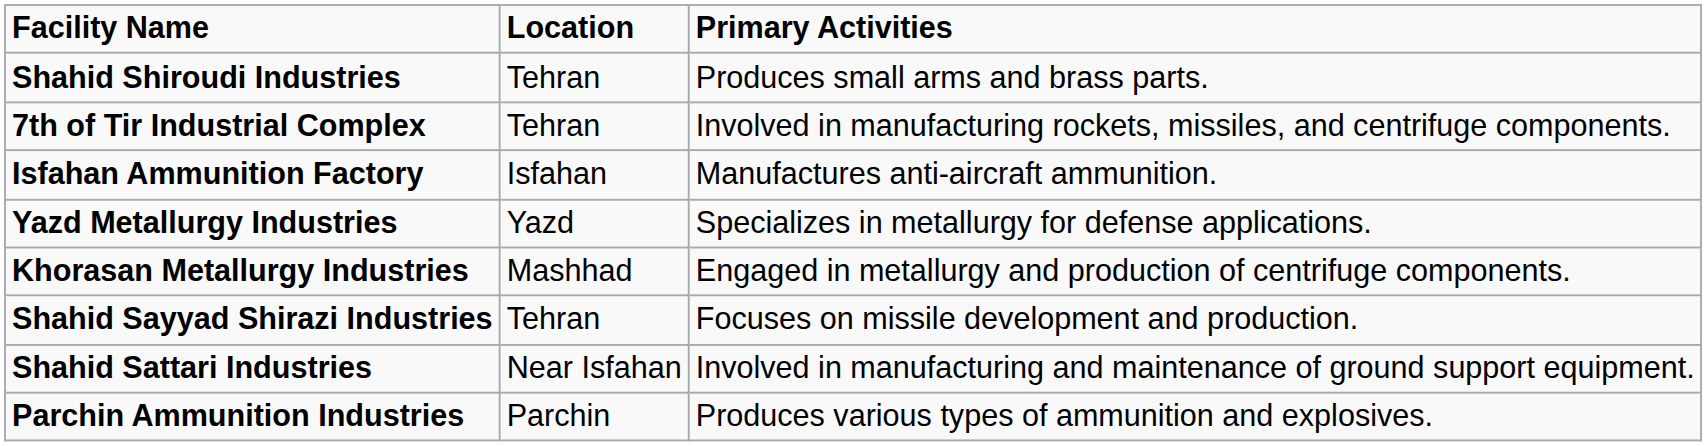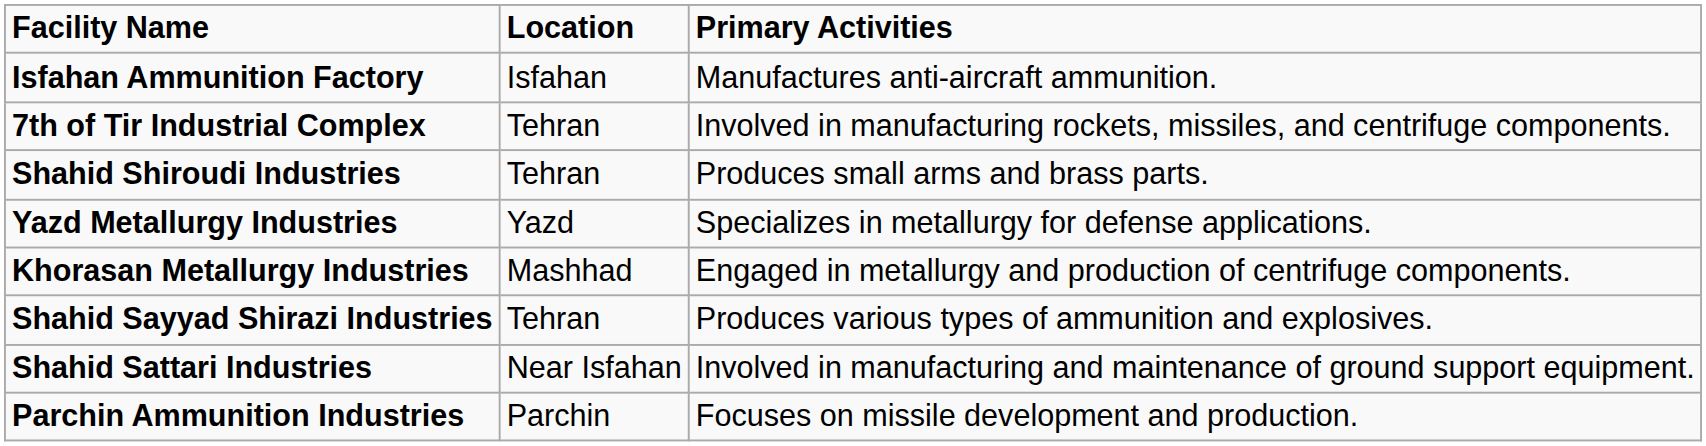rows swapped: (218, 174) <-> (206, 77)
(1027, 319) Focuses on missile development and production. -> (1064, 319) Produces various types of ammunition and explosives.
(1064, 416) Produces various types of ammunition and explosives. -> (1027, 416) Focuses on missile development and production.
